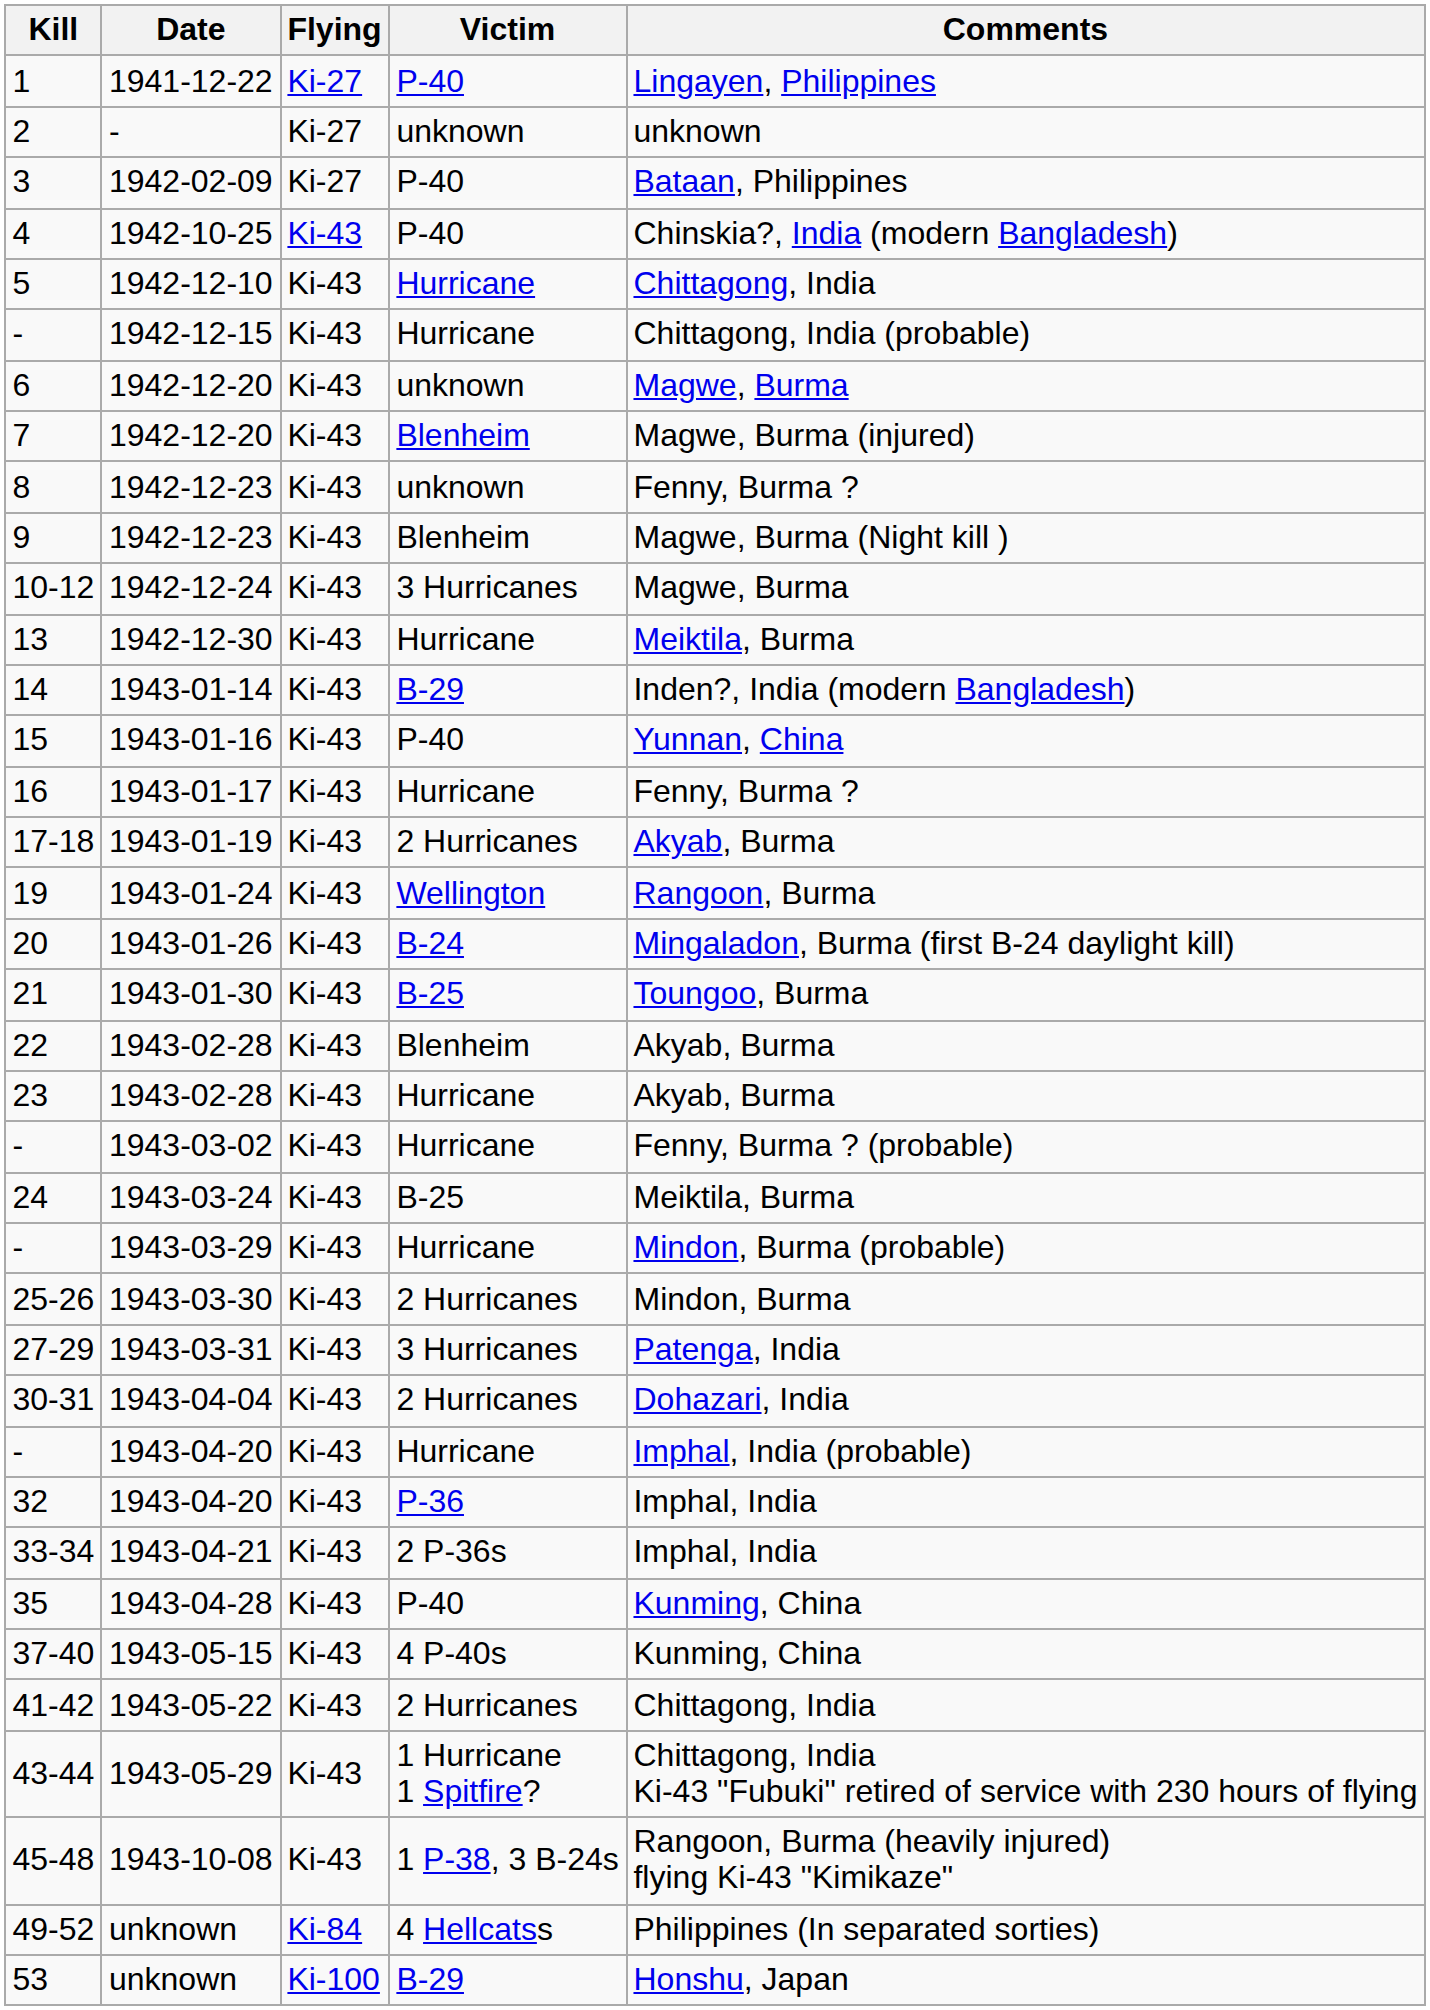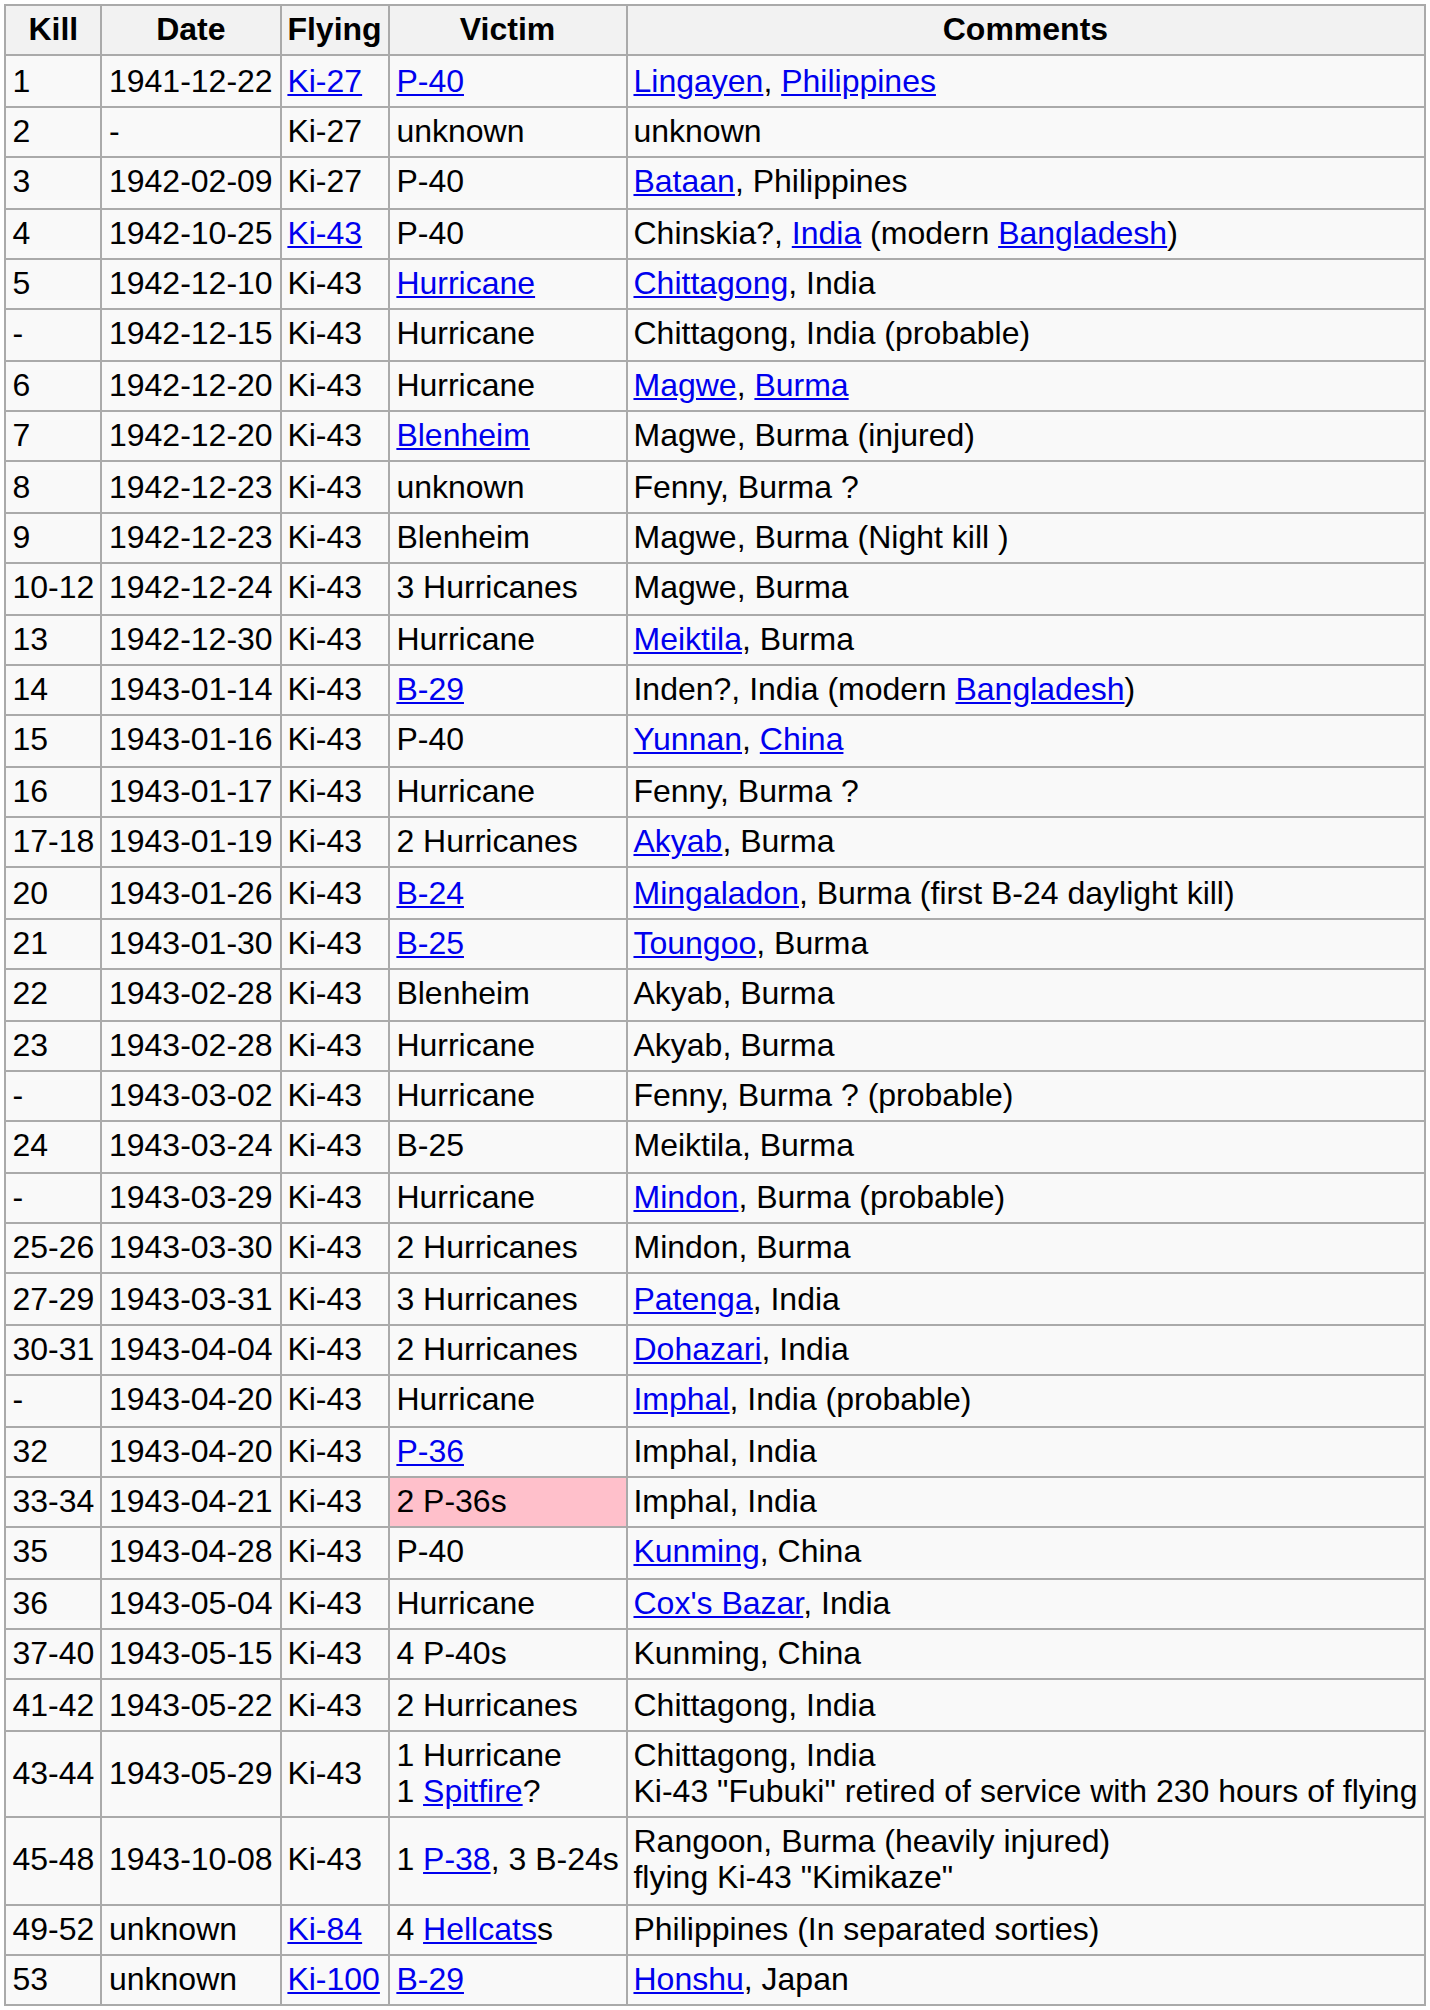(460, 385) unknown -> (466, 385) Hurricane
- row: (30, 892)
(452, 1552) no background -> (452, 1501) pink background
+ row: (30, 1603)
